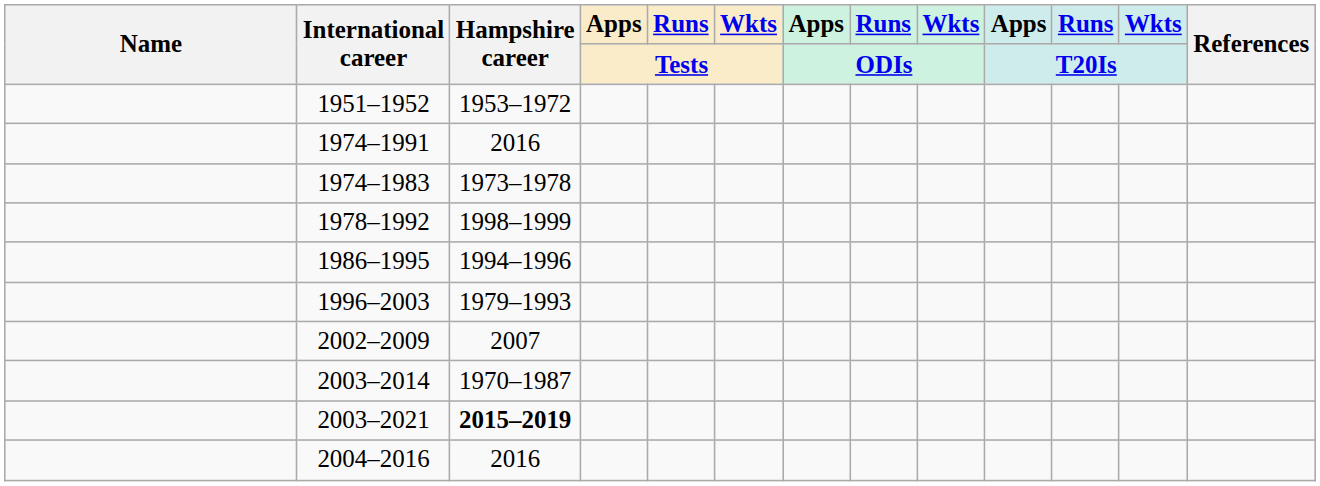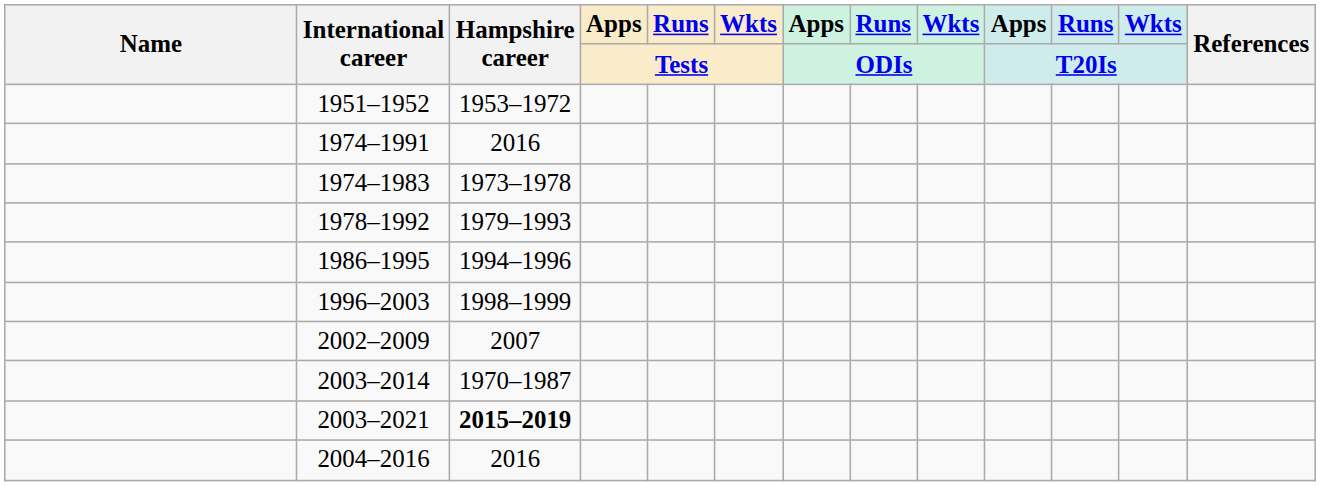(515, 222) 1998–1999 -> (515, 222) 1979–1993
(515, 301) 1979–1993 -> (515, 301) 1998–1999
